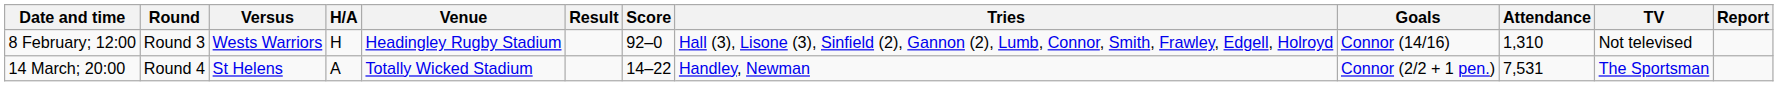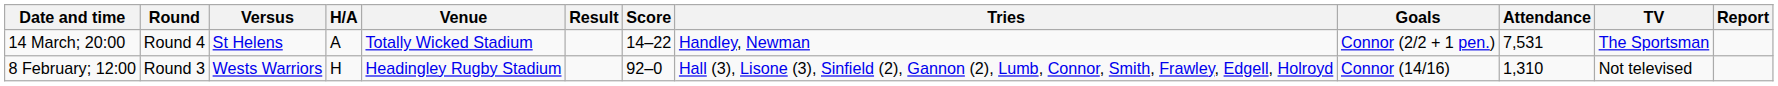rows swapped: (72, 42) <-> (67, 68)
